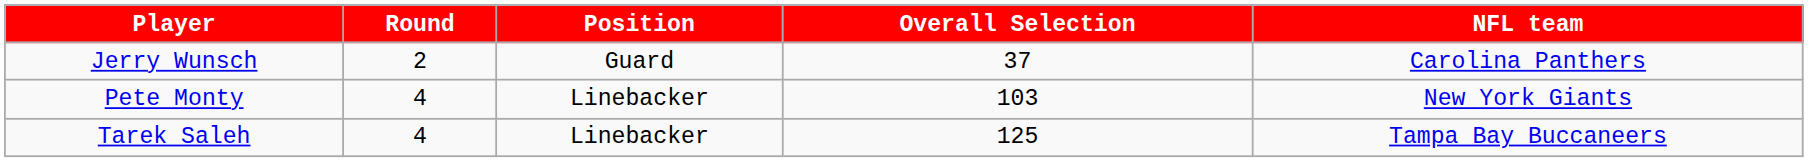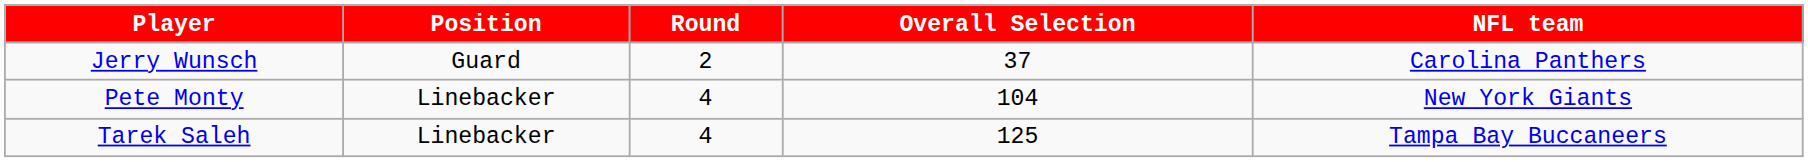columns swapped: (639, 24) <-> (420, 24)
(1017, 99) 103 -> (1017, 99) 104
